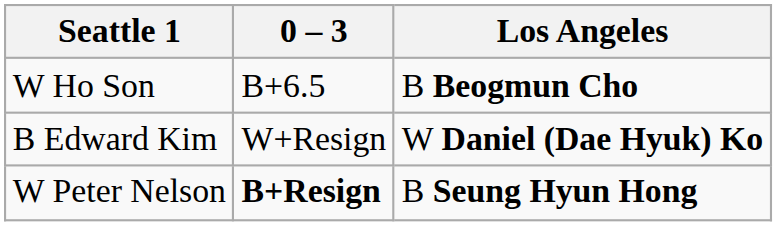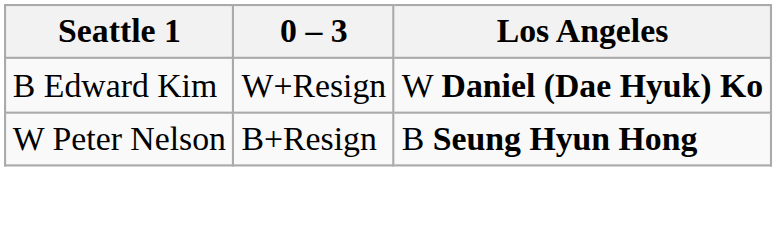- row: (84, 84)
(311, 191) bold -> (309, 138) normal
